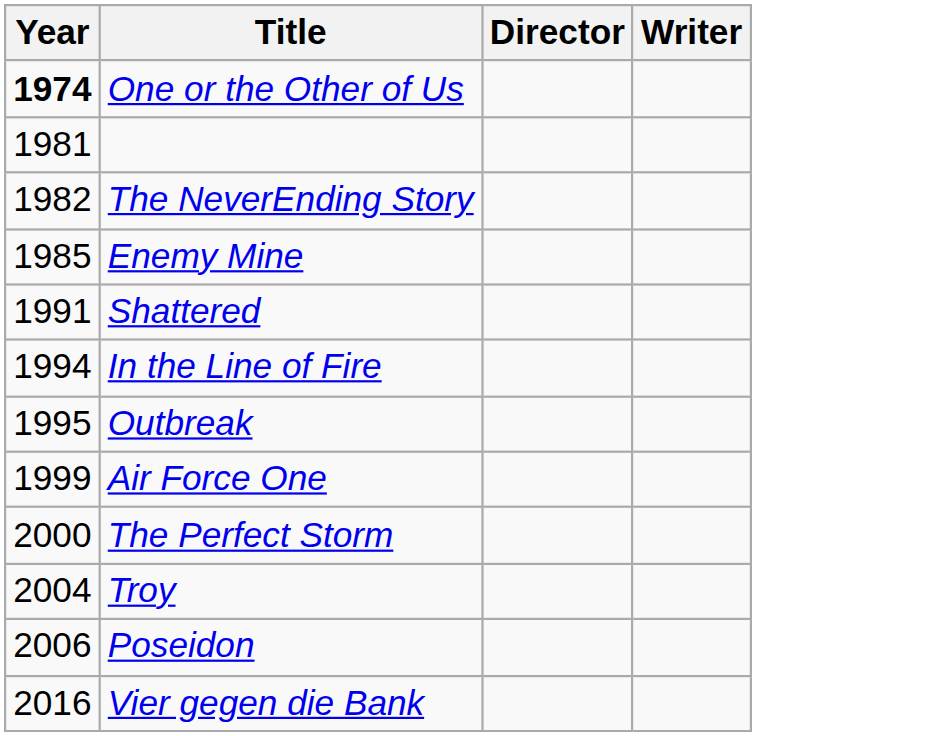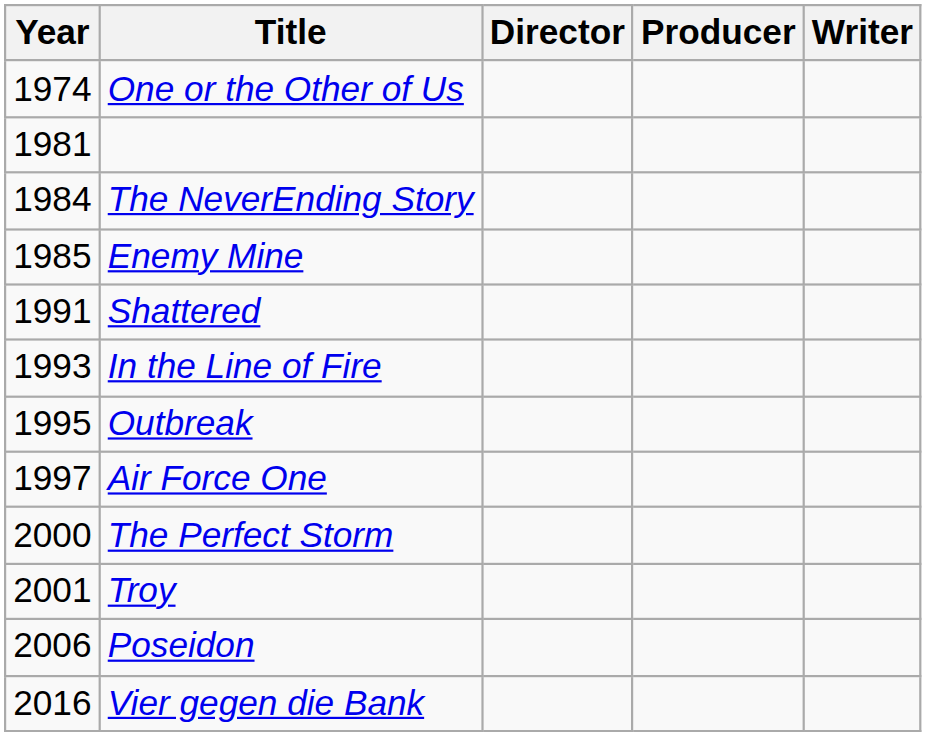+ column: (718, 32)
(52, 88) bold -> (52, 88) normal
(52, 199) 1982 -> (52, 199) 1984
(52, 367) 1994 -> (52, 367) 1993
(52, 479) 1999 -> (52, 479) 1997
(52, 590) 2004 -> (52, 590) 2001
